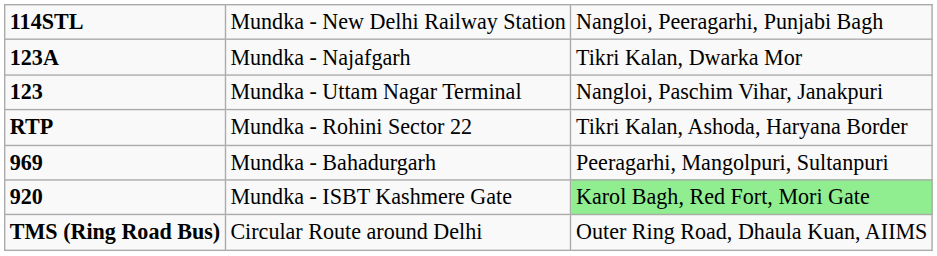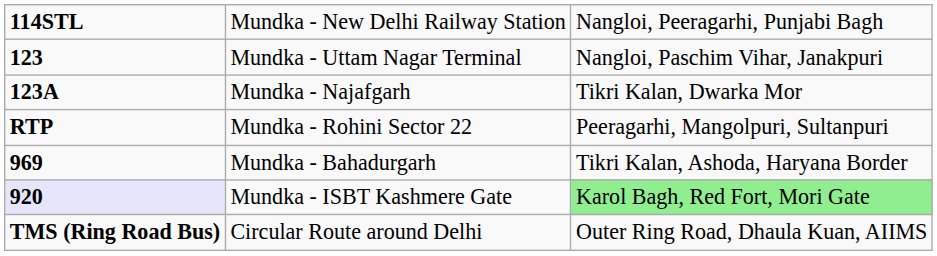rows swapped: (376, 92) <-> (321, 57)
(742, 127) Tikri Kalan, Ashoda, Haryana Border -> (732, 127) Peeragarhi, Mangolpuri, Sultanpuri
(732, 162) Peeragarhi, Mangolpuri, Sultanpuri -> (742, 162) Tikri Kalan, Ashoda, Haryana Border
(26, 197) no background -> (26, 197) lavender background
